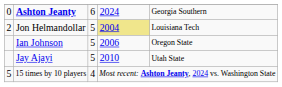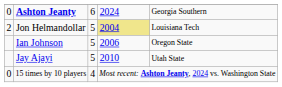(9, 74) 5 -> (9, 74) 0
